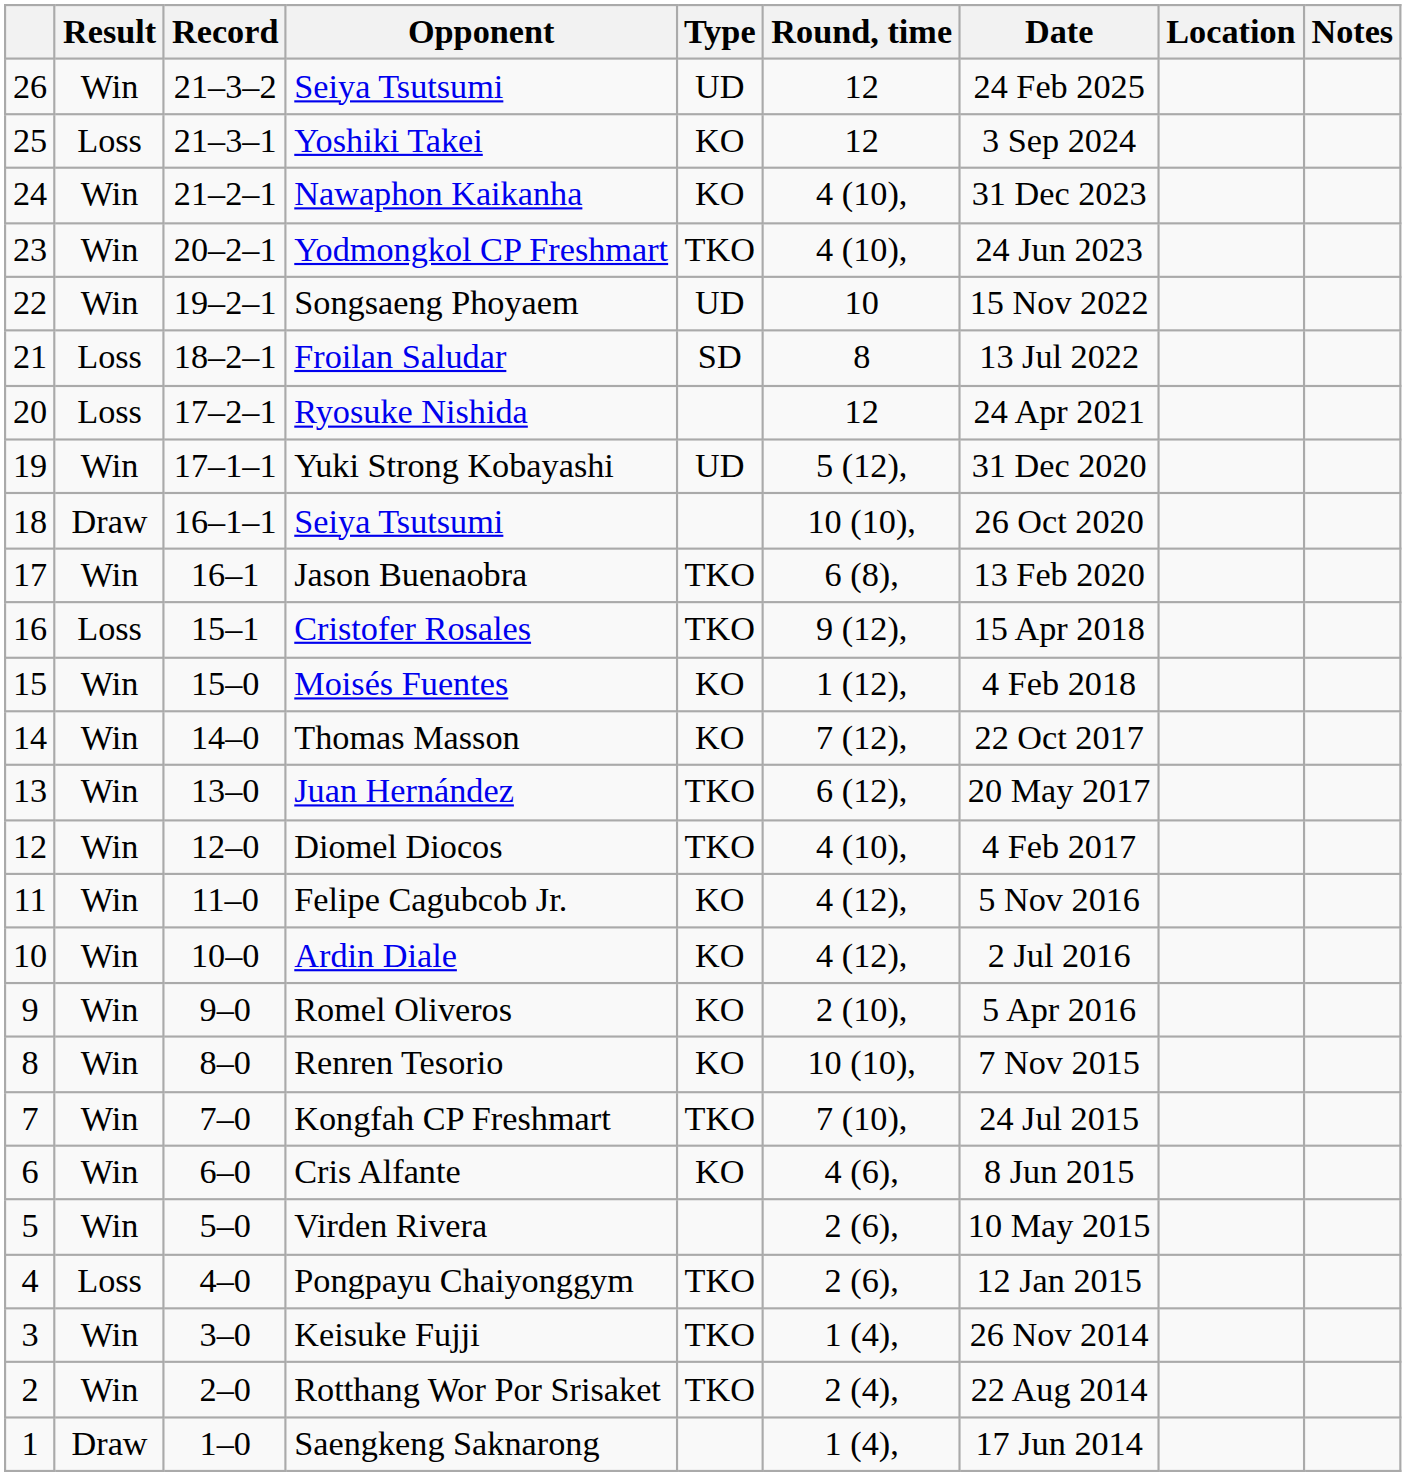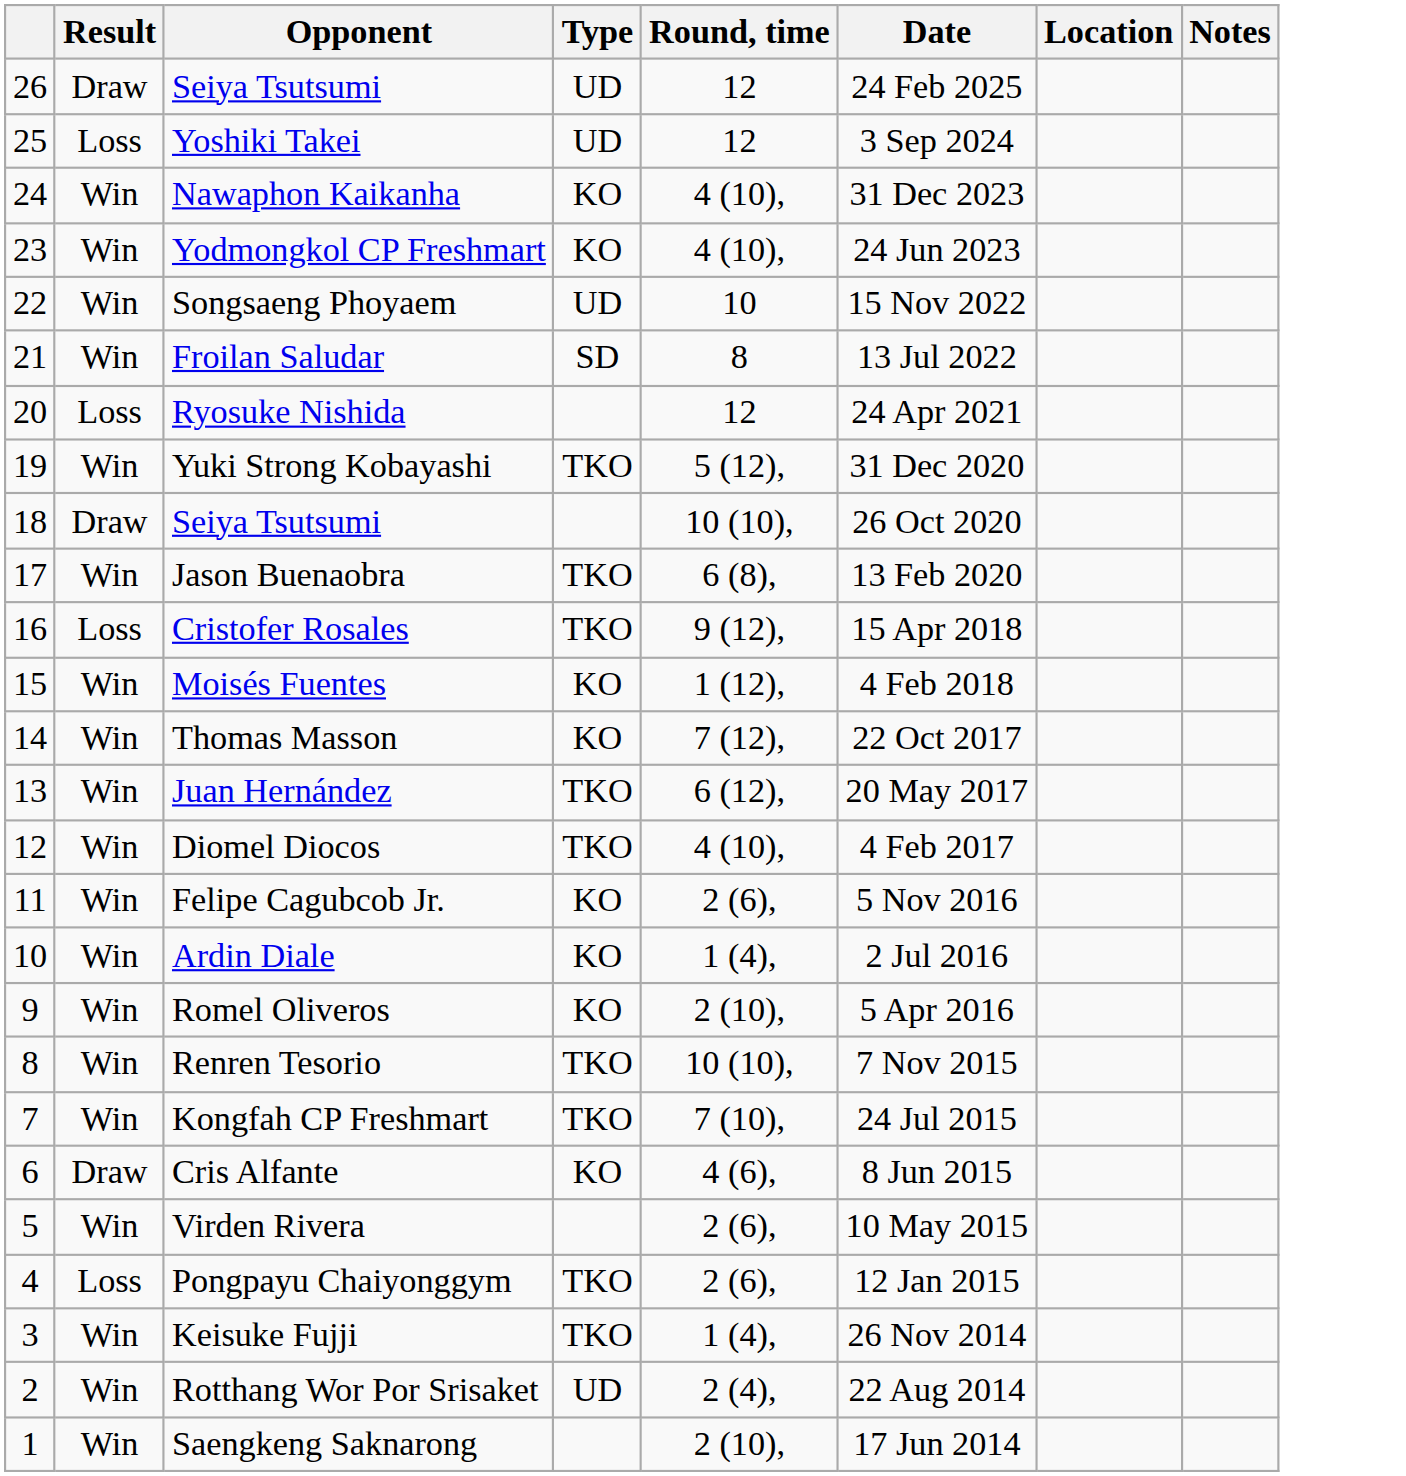- column: (225, 31)
(110, 85) Win -> (110, 85) Draw
(720, 140) KO -> (597, 140) UD
(720, 248) TKO -> (597, 248) KO
(110, 357) Loss -> (110, 357) Win
(720, 466) UD -> (597, 466) TKO
(862, 900) 4 (12), -> (739, 900) 2 (6),
(862, 954) 4 (12), -> (739, 954) 1 (4),
(720, 1063) KO -> (597, 1063) TKO
(110, 1172) Win -> (110, 1172) Draw
(720, 1389) TKO -> (597, 1389) UD
(110, 1443) Draw -> (110, 1443) Win
(862, 1443) 1 (4), -> (739, 1443) 2 (10),
